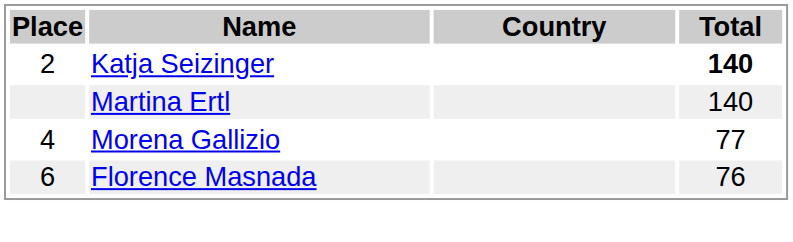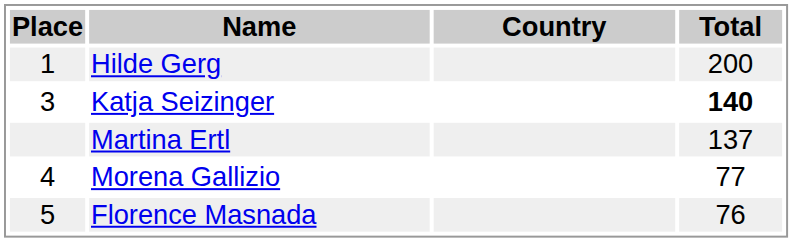+ row: (156, 64)
(47, 64) 2 -> (47, 102) 3
(731, 102) 140 -> (731, 140) 137
(47, 177) 6 -> (47, 215) 5
